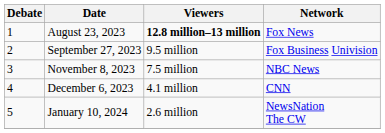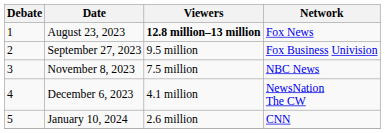(278, 87) CNN -> (295, 94) NewsNation The CW
(295, 112) NewsNation The CW -> (278, 119) CNN
